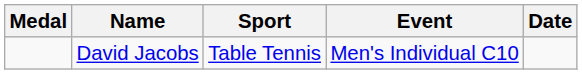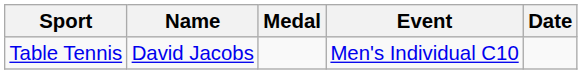columns swapped: (38, 21) <-> (265, 21)
